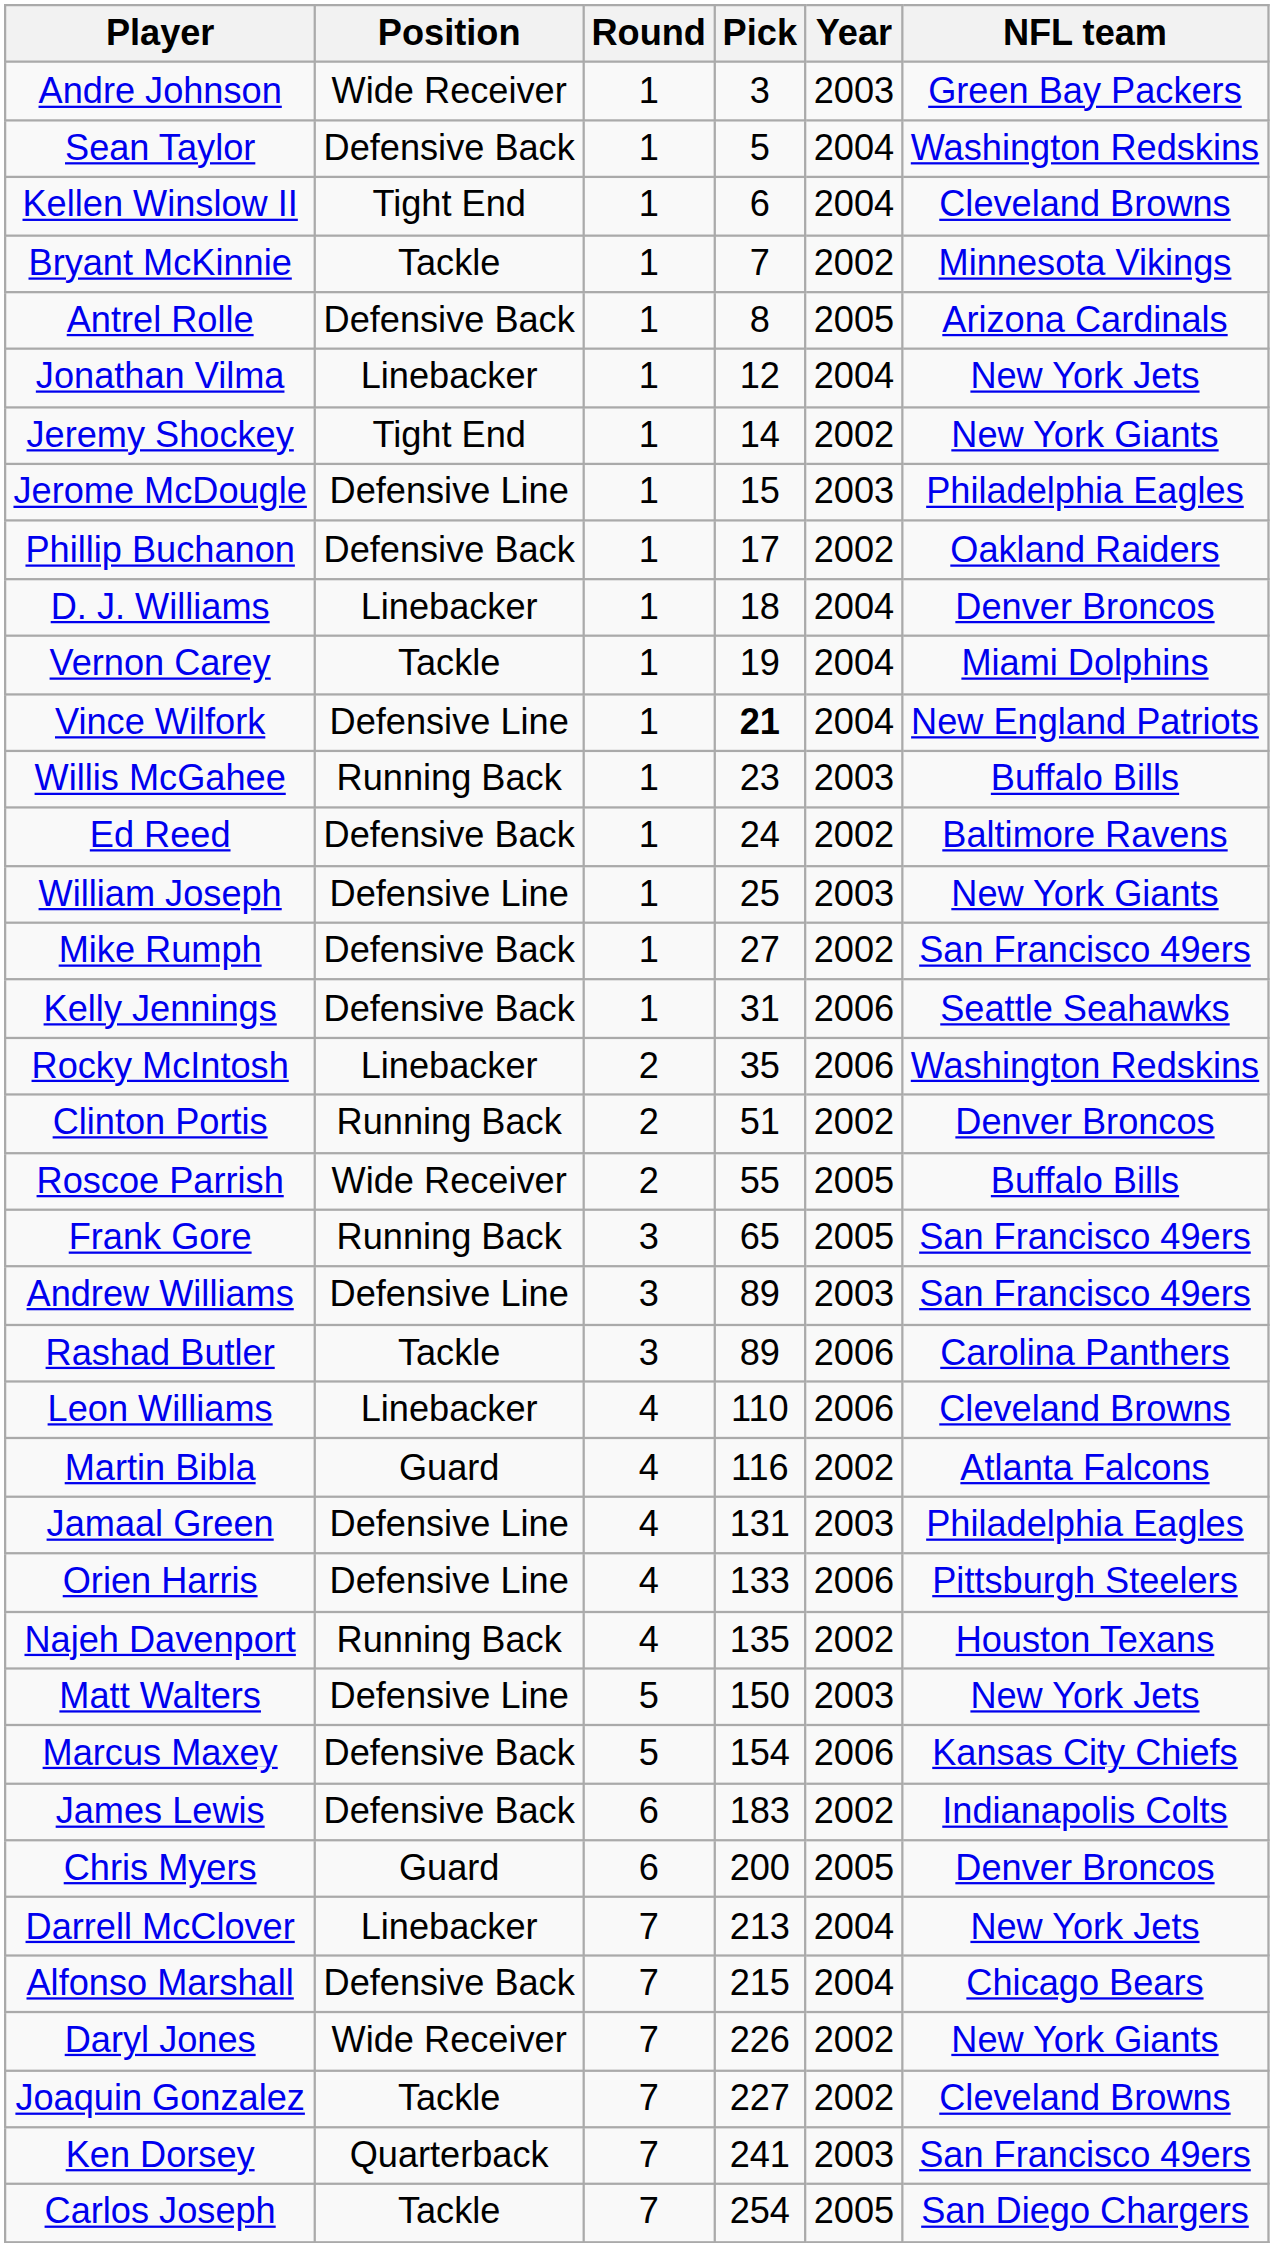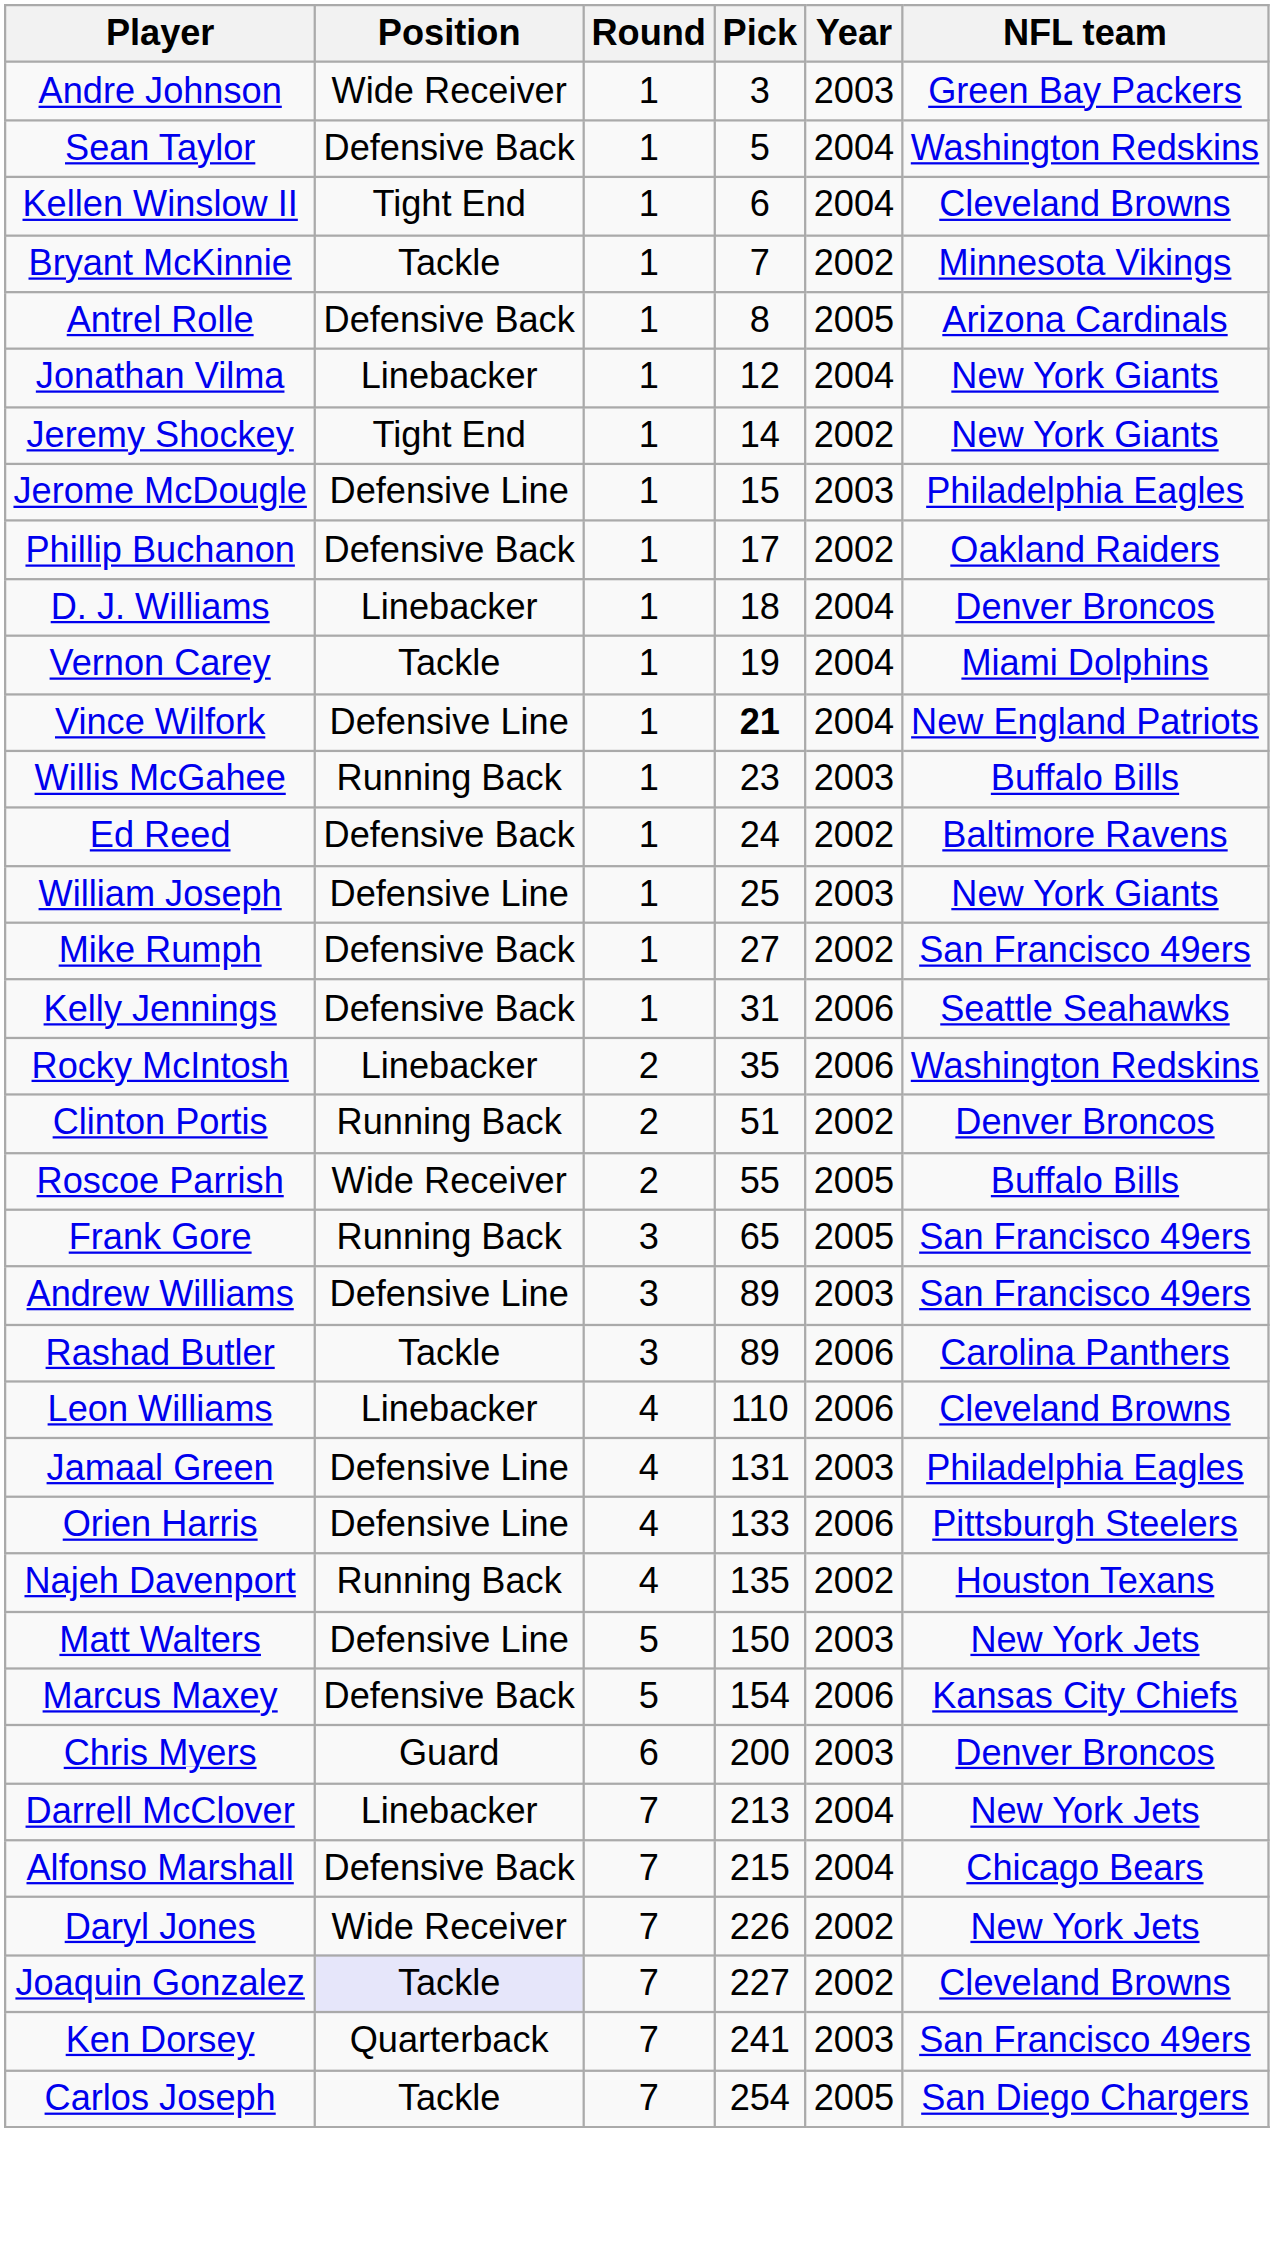(1085, 377) New York Jets -> (1085, 377) New York Giants
- row: (160, 1466)
- row: (160, 1810)
(854, 1868) 2005 -> (854, 1753) 2003
(1085, 2040) New York Giants -> (1085, 1925) New York Jets
(449, 2097) no background -> (449, 1982) lavender background
